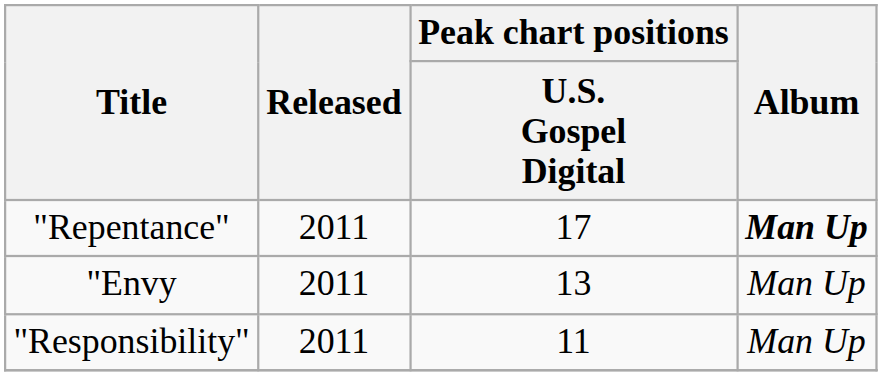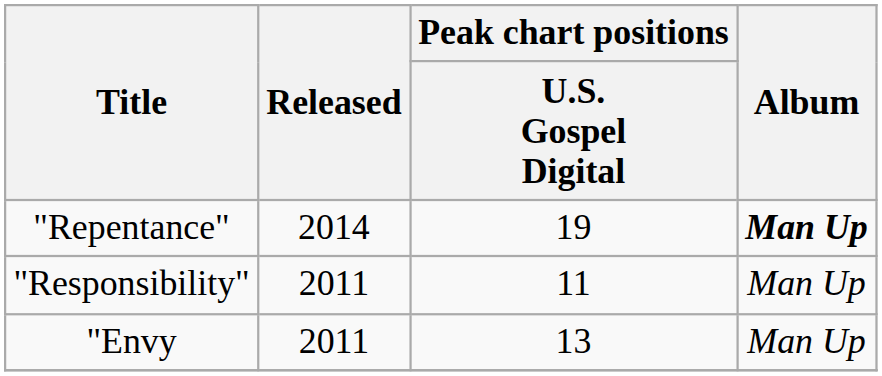(334, 227) 2011 -> (334, 227) 2014
(573, 227) 17 -> (573, 227) 19
rows swapped: (132, 340) <-> (132, 284)
